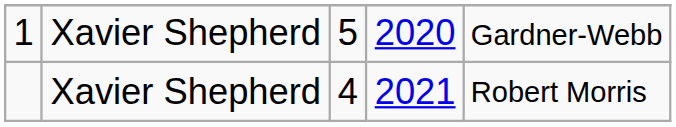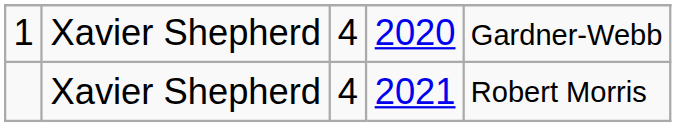(348, 33) 5 -> (348, 33) 4
